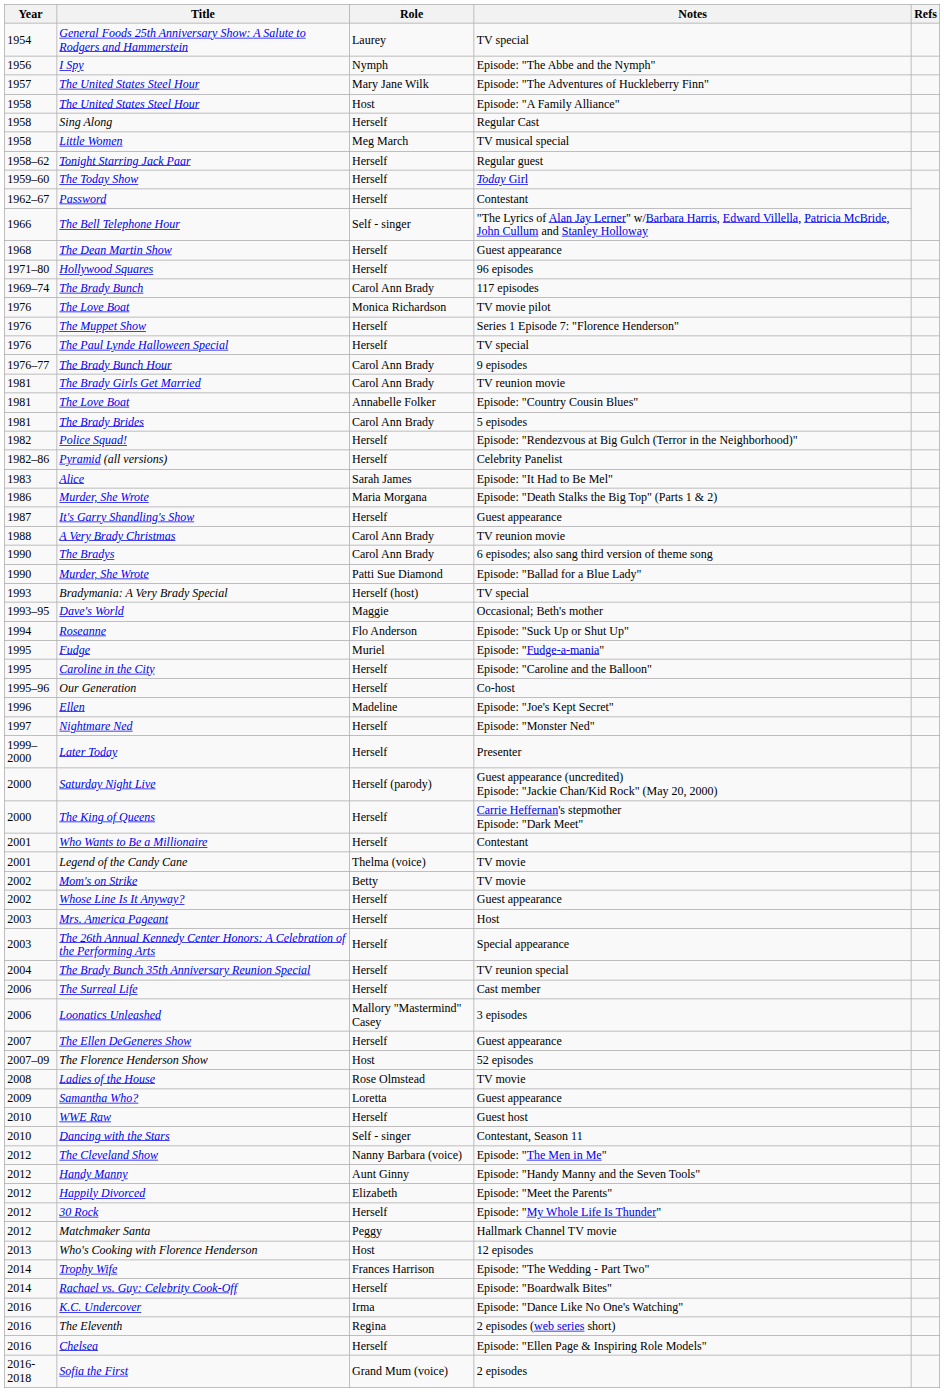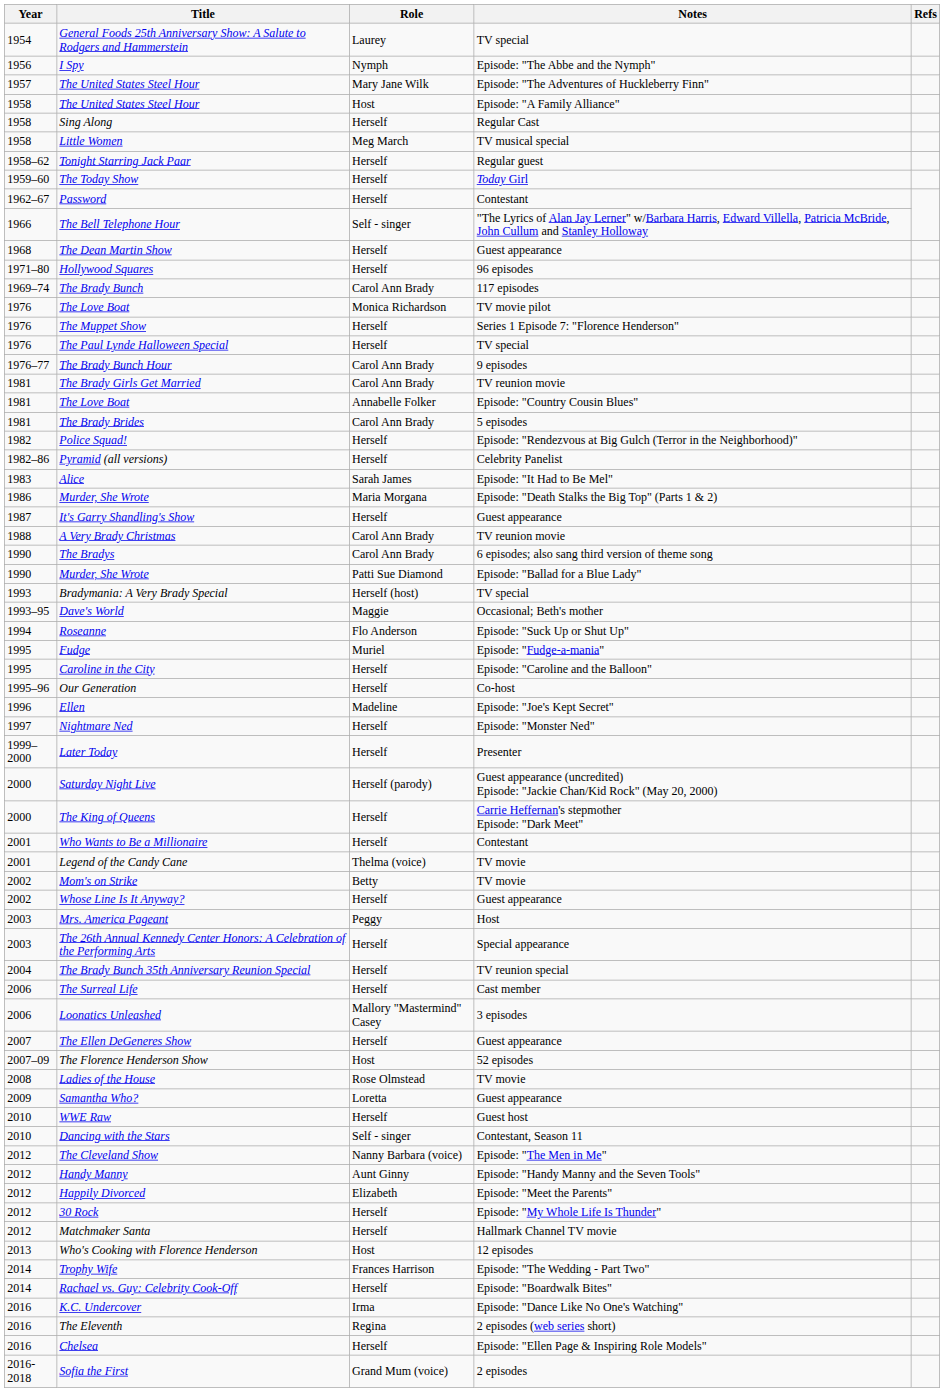(370, 918) Herself -> (367, 918) Peggy
(367, 1231) Peggy -> (370, 1231) Herself
